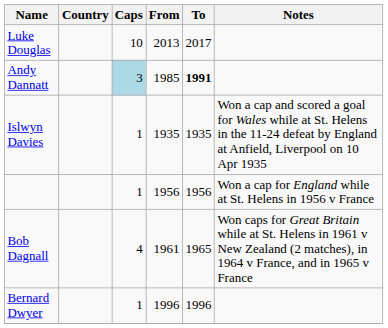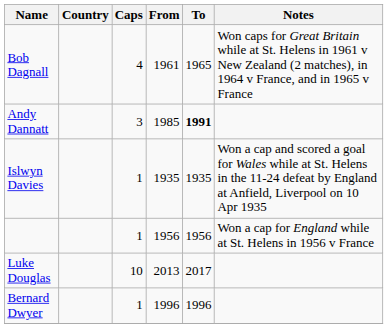rows swapped: (28, 248) <-> (29, 42)
(140, 77) lightblue background -> (140, 121) no background
